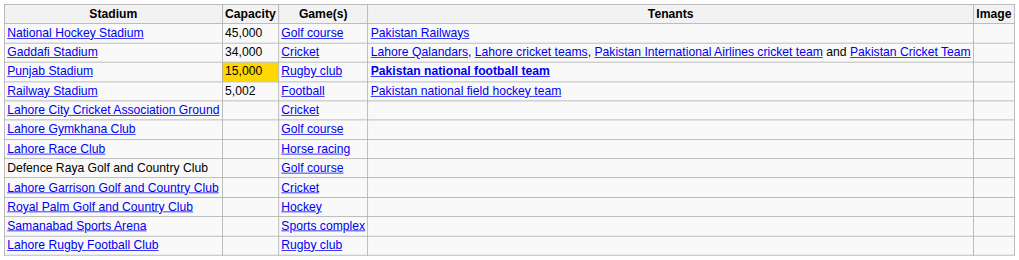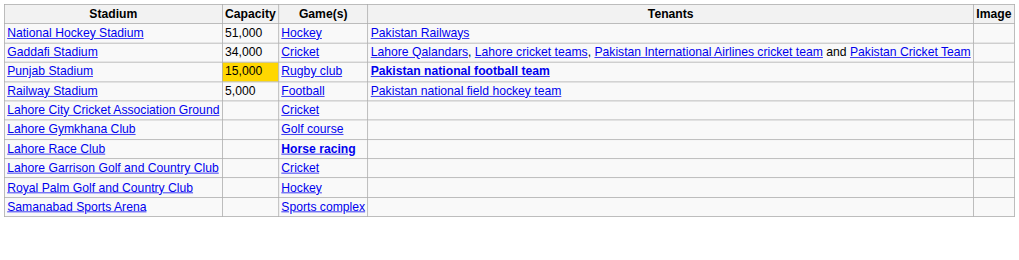(244, 33) 45,000 -> (244, 33) 51,000
(312, 33) Golf course -> (302, 33) Hockey
(240, 91) 5,002 -> (240, 91) 5,000
(316, 149) normal -> (318, 149) bold
- row: (108, 168)
- row: (83, 245)
